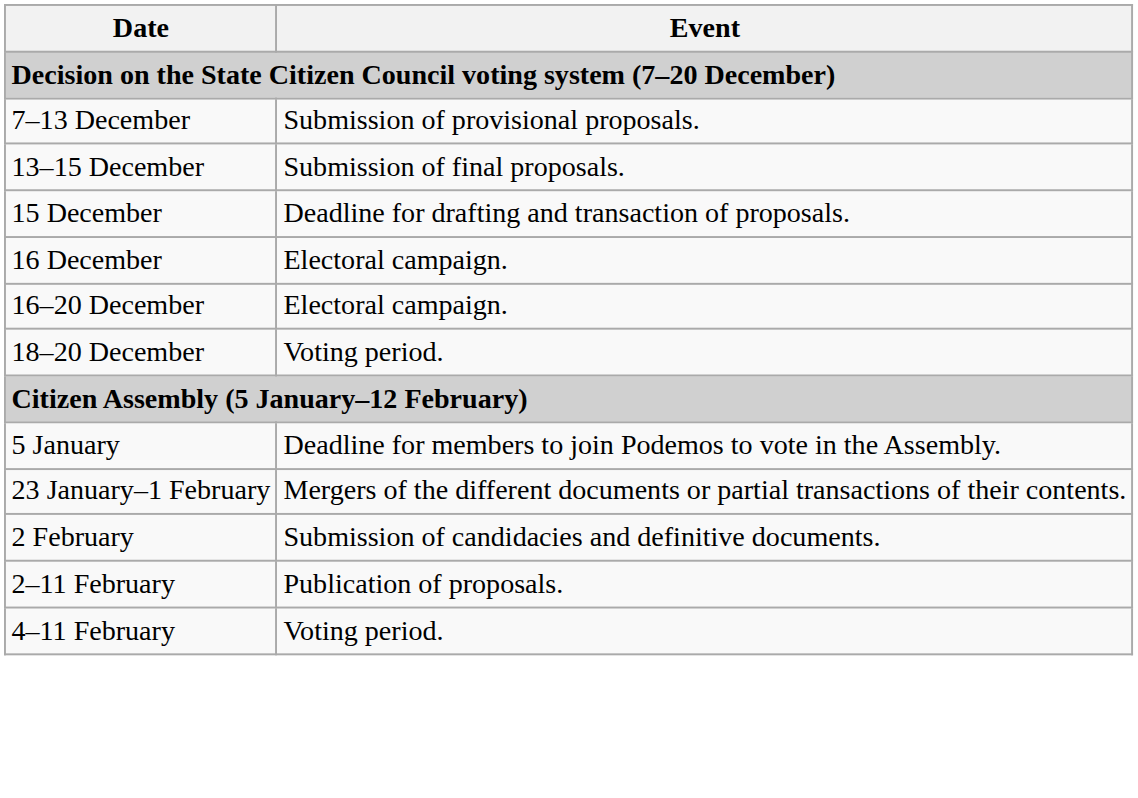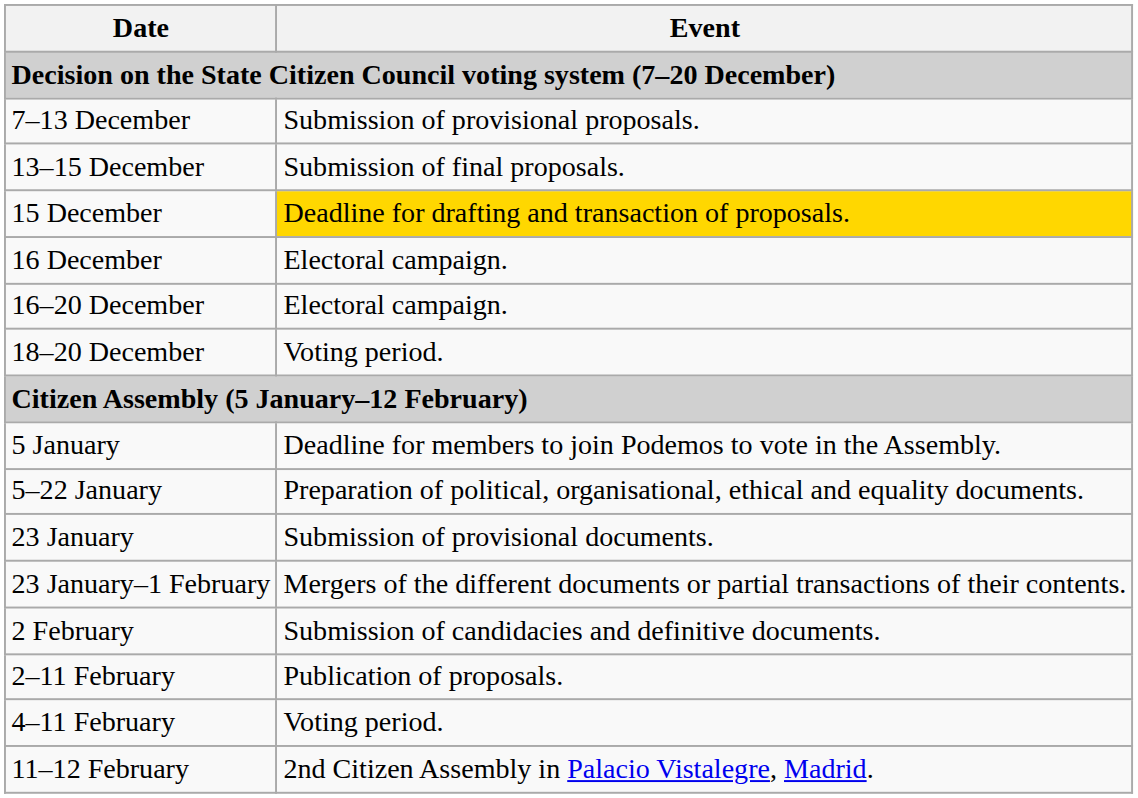(567, 213) no background -> (567, 213) gold background
+ row: (87, 491)
+ row: (73, 537)
+ row: (100, 769)
